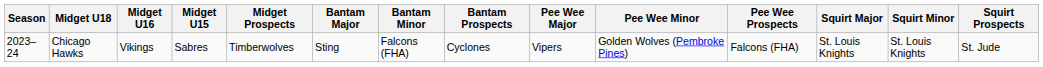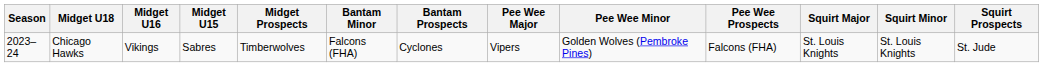- column: (345, 18)
